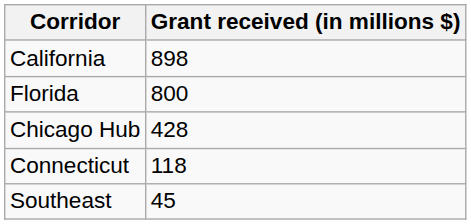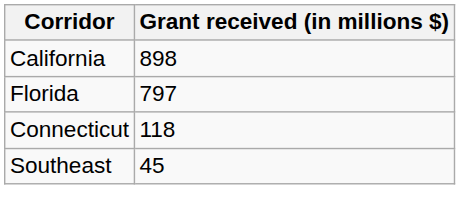(170, 93) 800 -> (158, 93) 797
- row: (75, 129)
